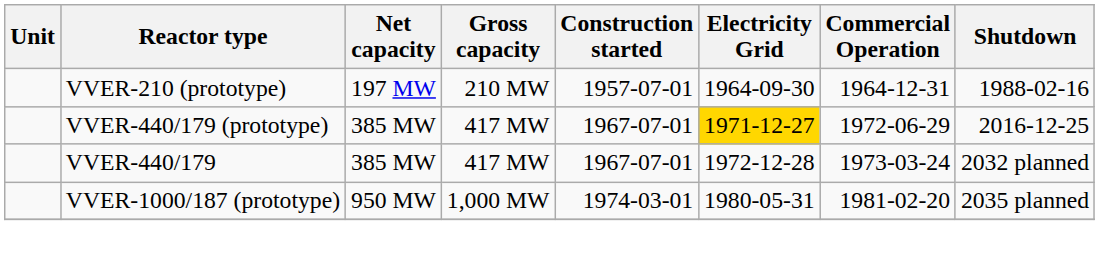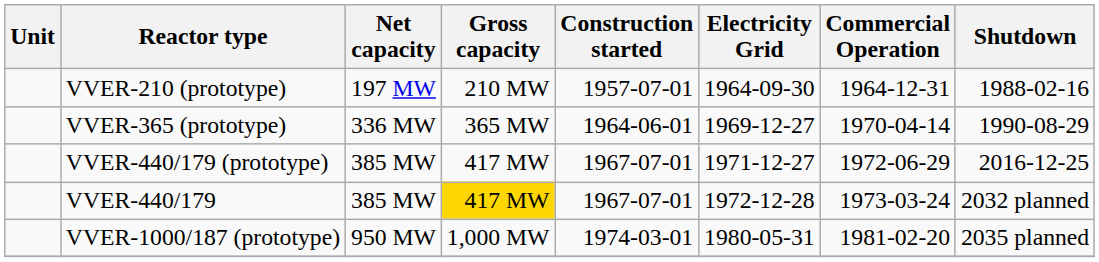+ row: (176, 125)
(759, 125) gold background -> (759, 162) no background
(507, 162) no background -> (507, 200) gold background
